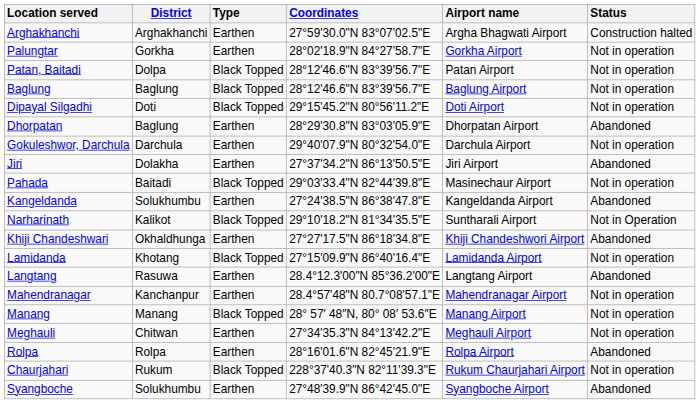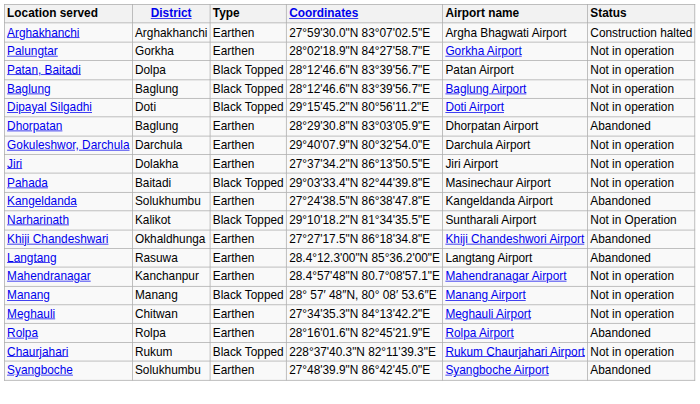(621, 164) Abandoned -> (632, 164) Not in operation
- row: (36, 257)
